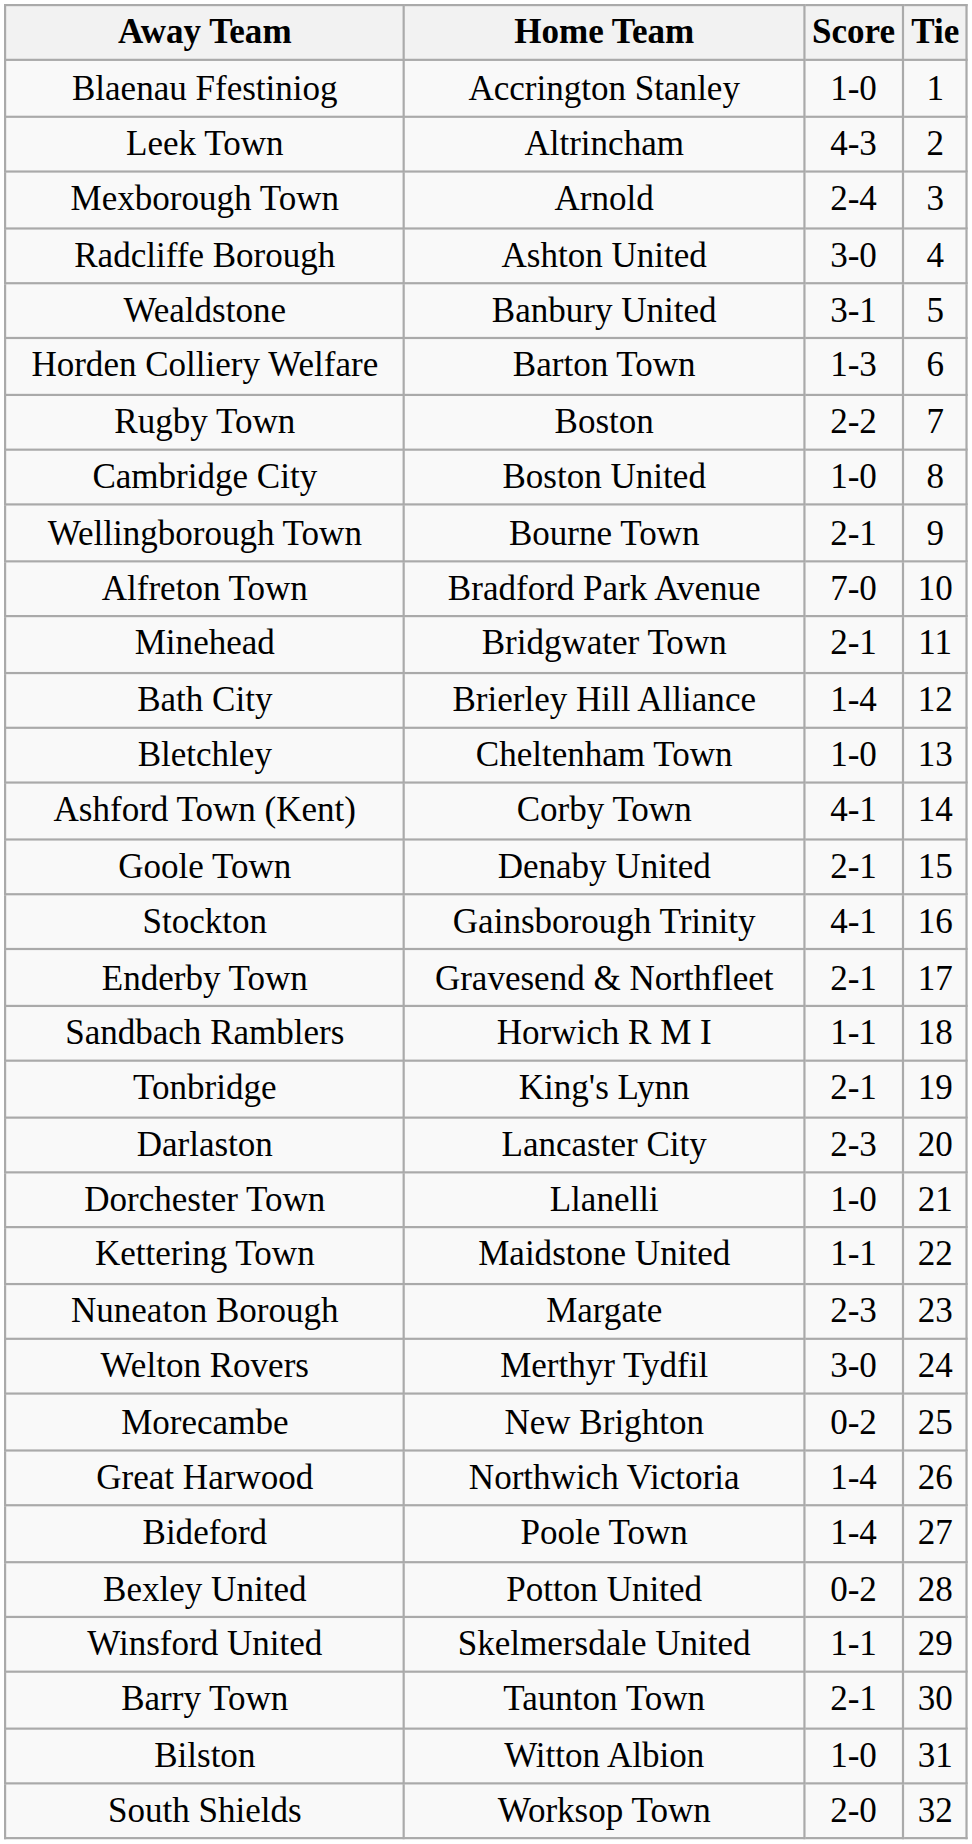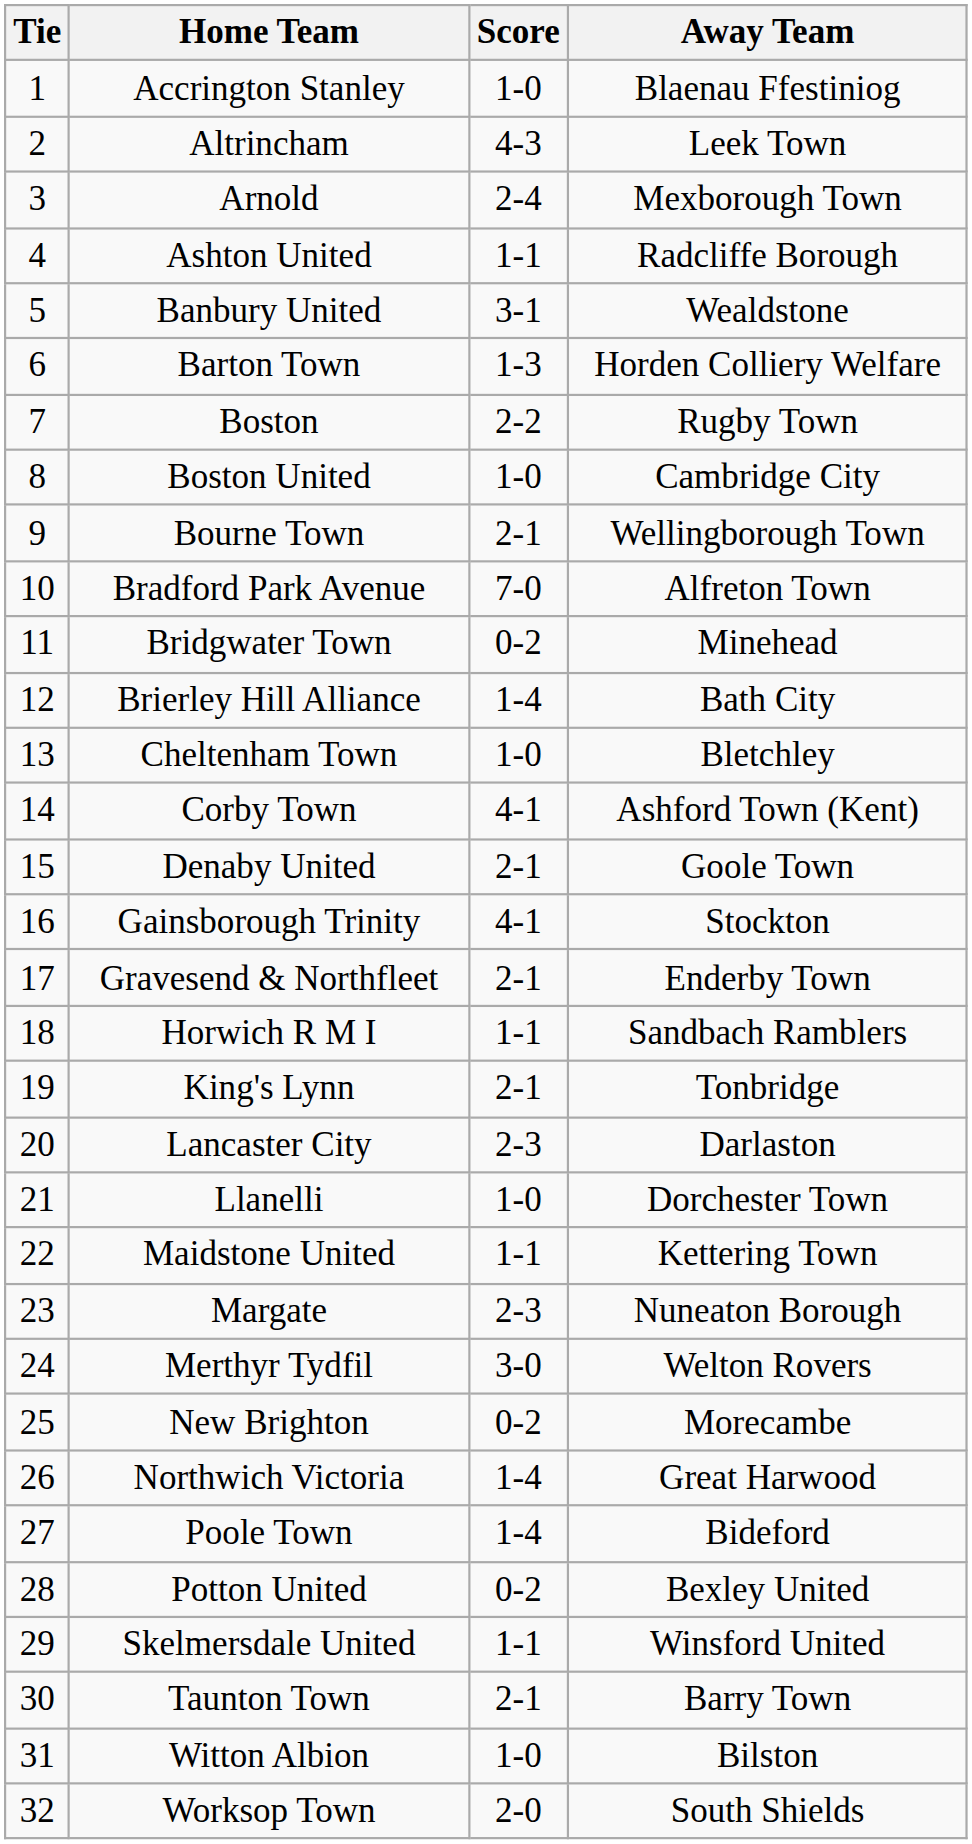columns swapped: (935, 32) <-> (205, 32)
(853, 254) 3-0 -> (518, 254) 1-1
(853, 643) 2-1 -> (518, 643) 0-2
